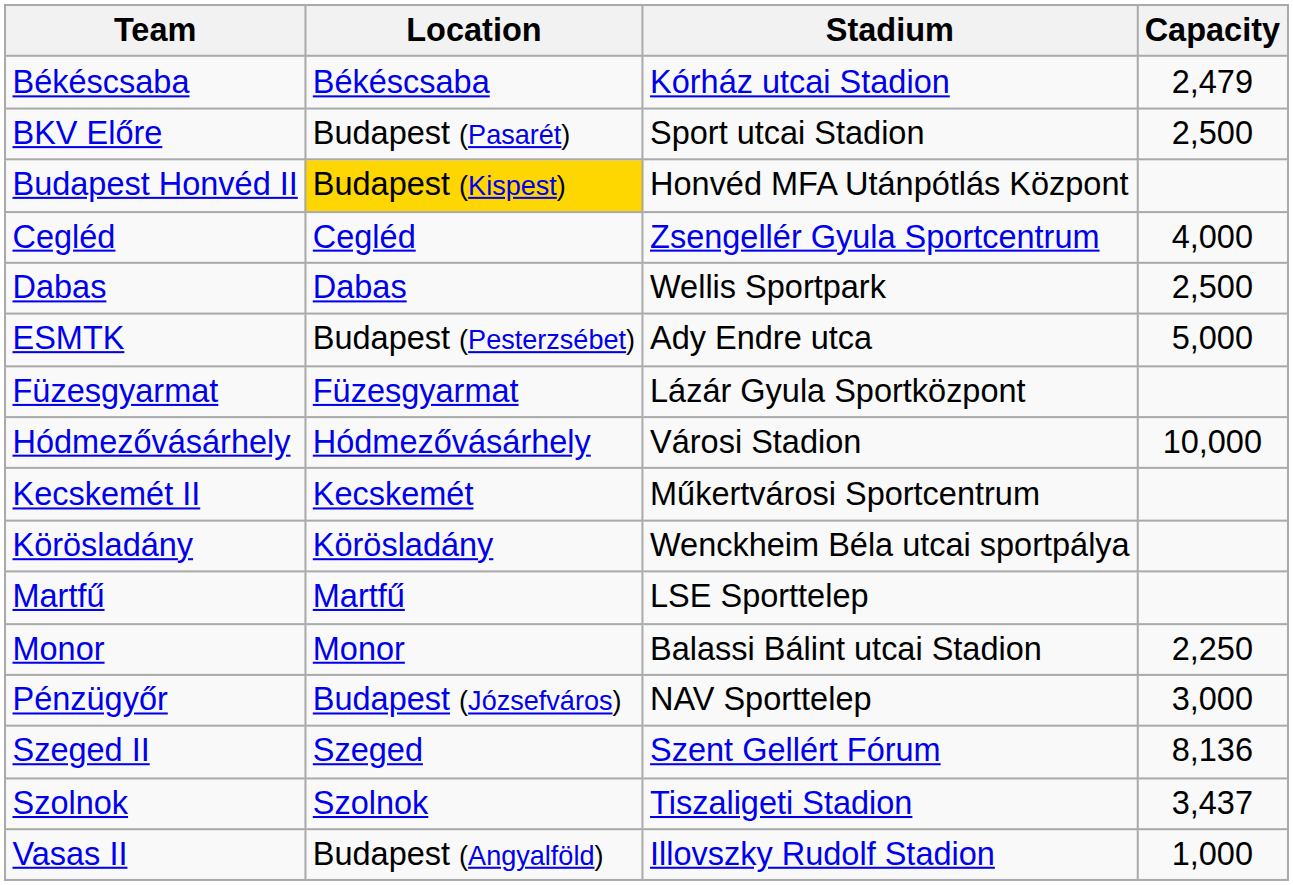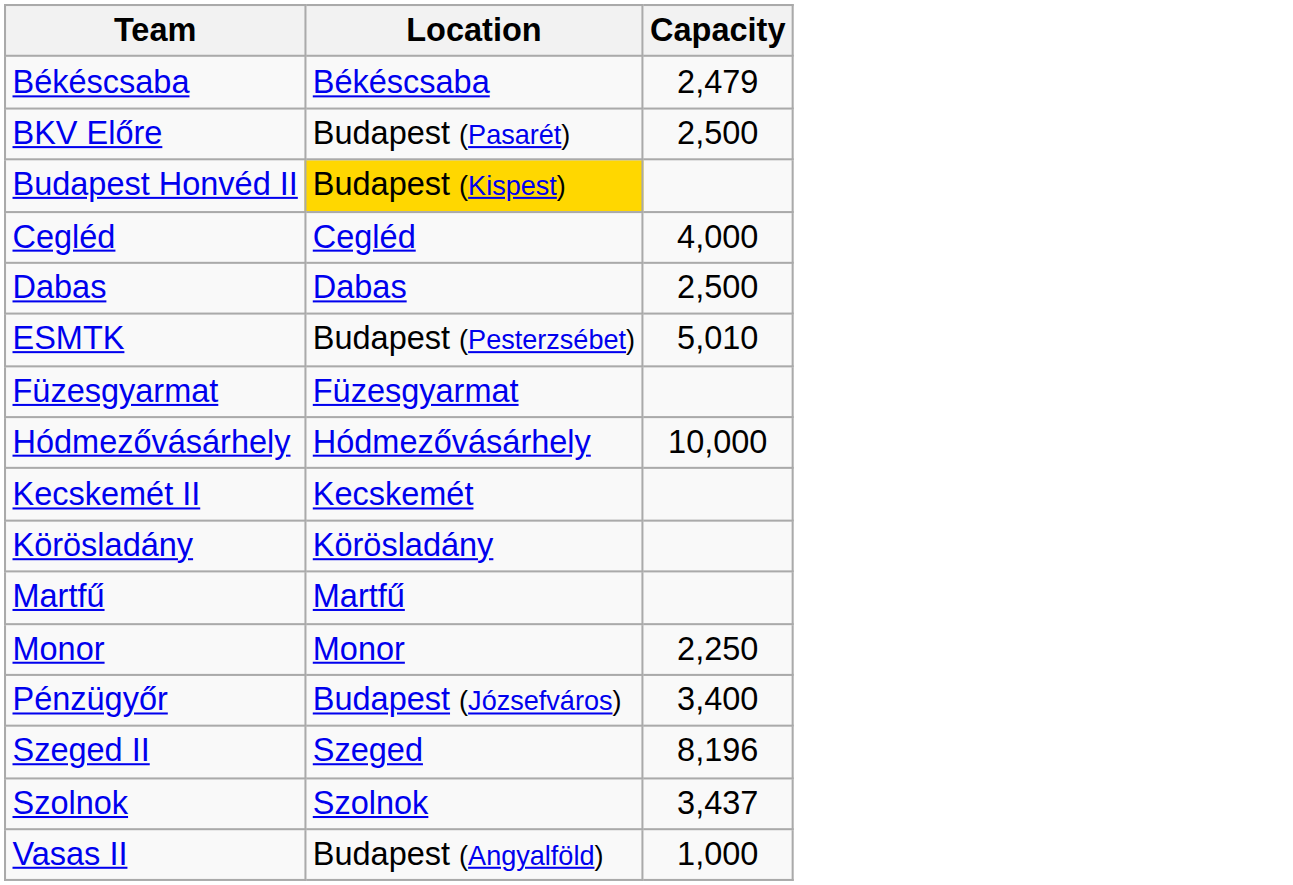- column: (890, 30)
(1212, 339) 5,000 -> (718, 339) 5,010
(1212, 699) 3,000 -> (718, 699) 3,400
(1212, 751) 8,136 -> (718, 751) 8,196
